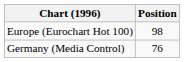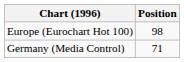(157, 48) 76 -> (157, 48) 71
